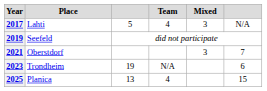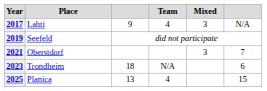(130, 24) 5 -> (130, 24) 9
(130, 66) 19 -> (130, 66) 18
